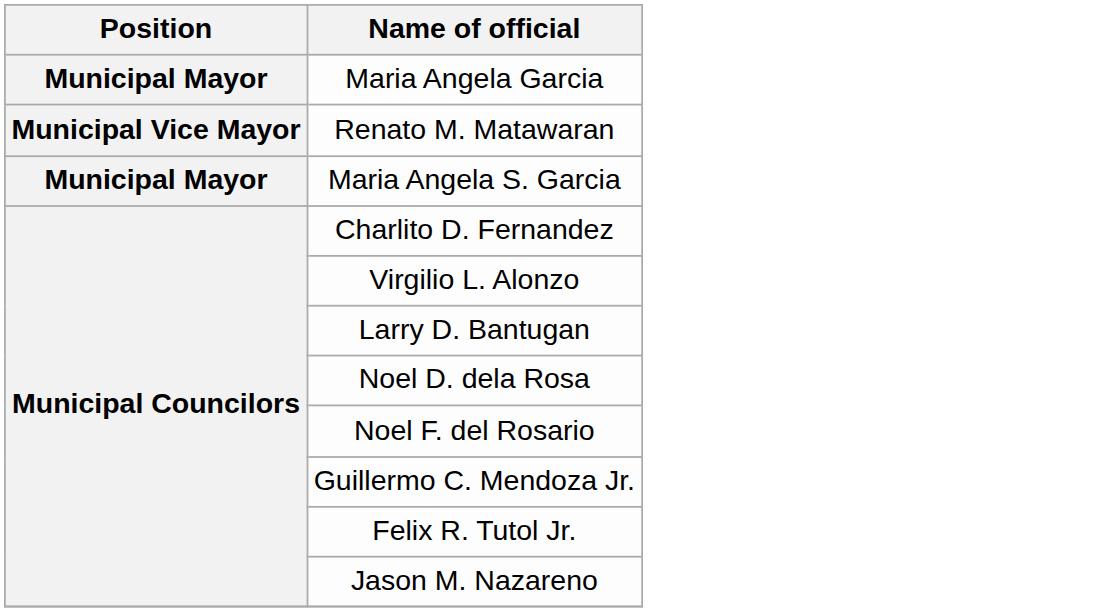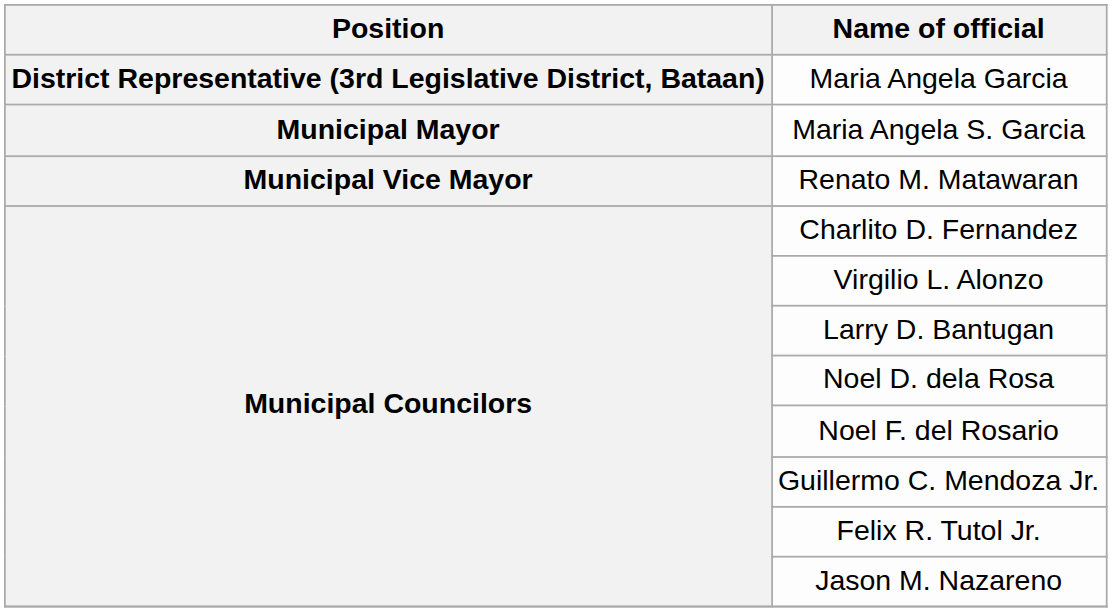(156, 79) Municipal Mayor -> (388, 79) District Representative (3rd Legislative District, Bataan)
rows swapped: (474, 179) <-> (474, 129)
